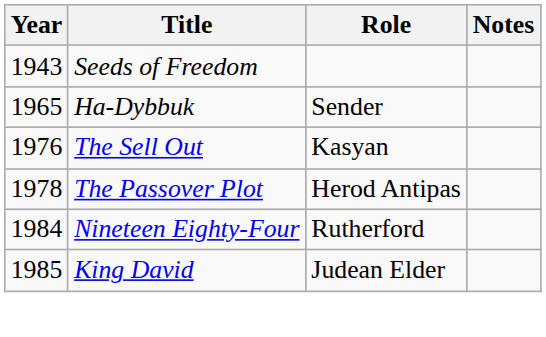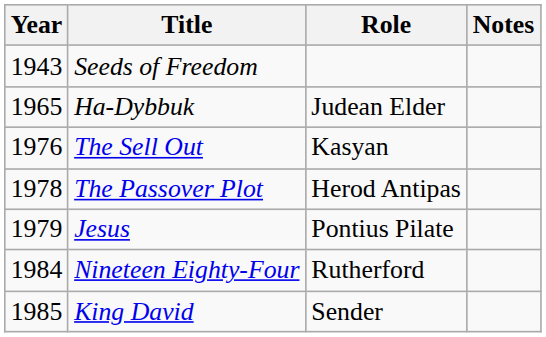(347, 106) Sender -> (378, 106) Judean Elder
+ row: (102, 229)
(378, 270) Judean Elder -> (347, 310) Sender
